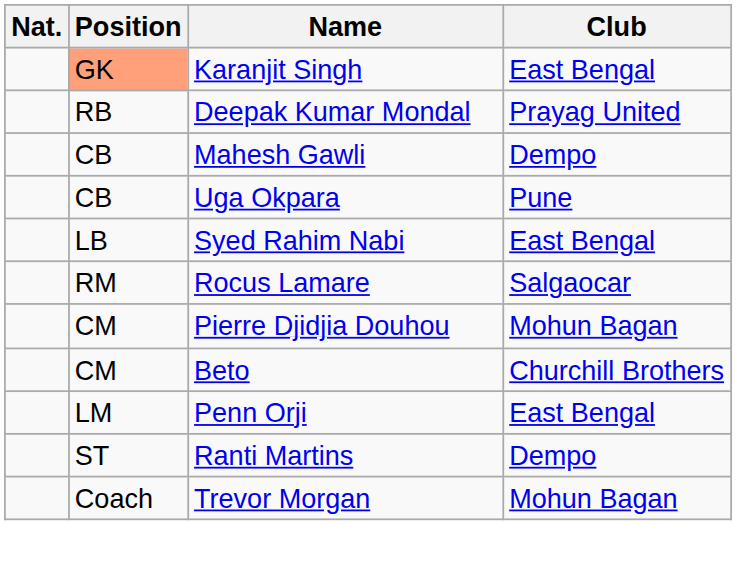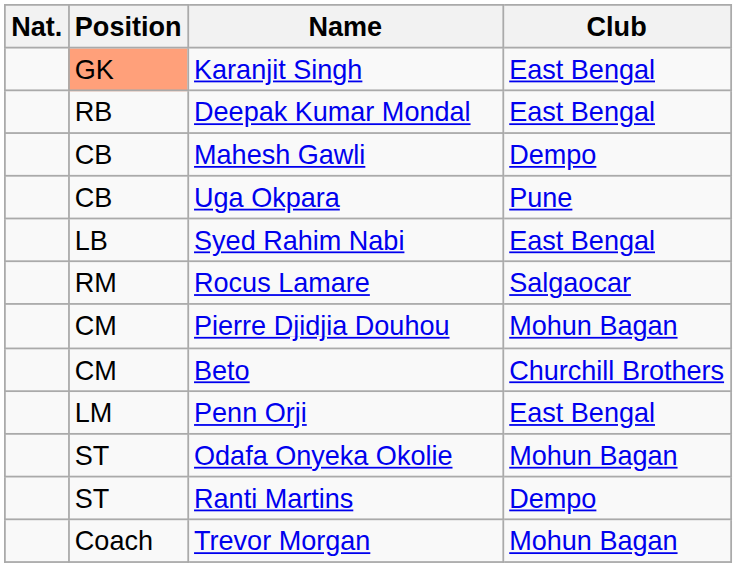(595, 112) Prayag United -> (582, 112) East Bengal
+ row: (323, 455)
